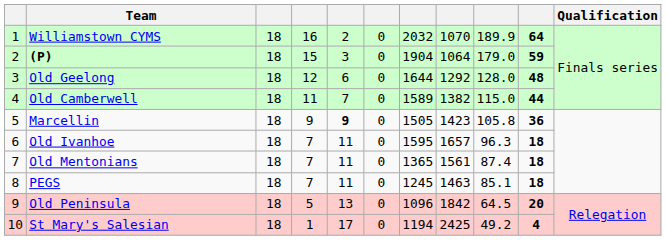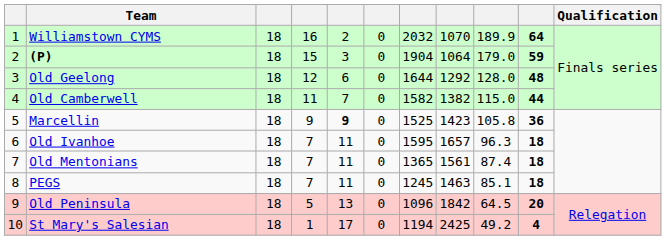(418, 99) 1589 -> (418, 99) 1582
(418, 120) 1505 -> (418, 120) 1525
